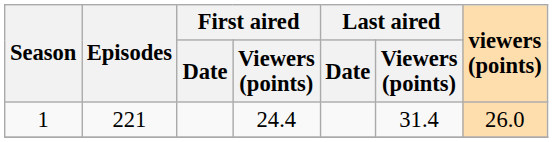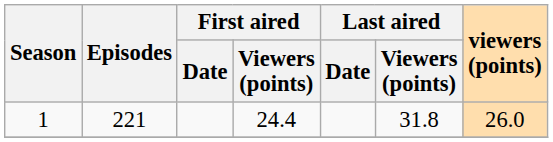(419, 119) 31.4 -> (419, 119) 31.8
